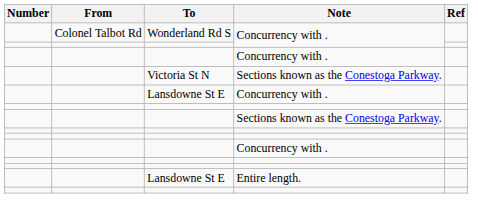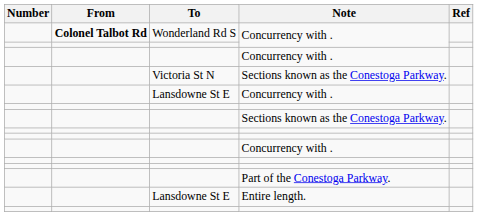(98, 32) normal -> (101, 32) bold
+ row: (194, 178)
